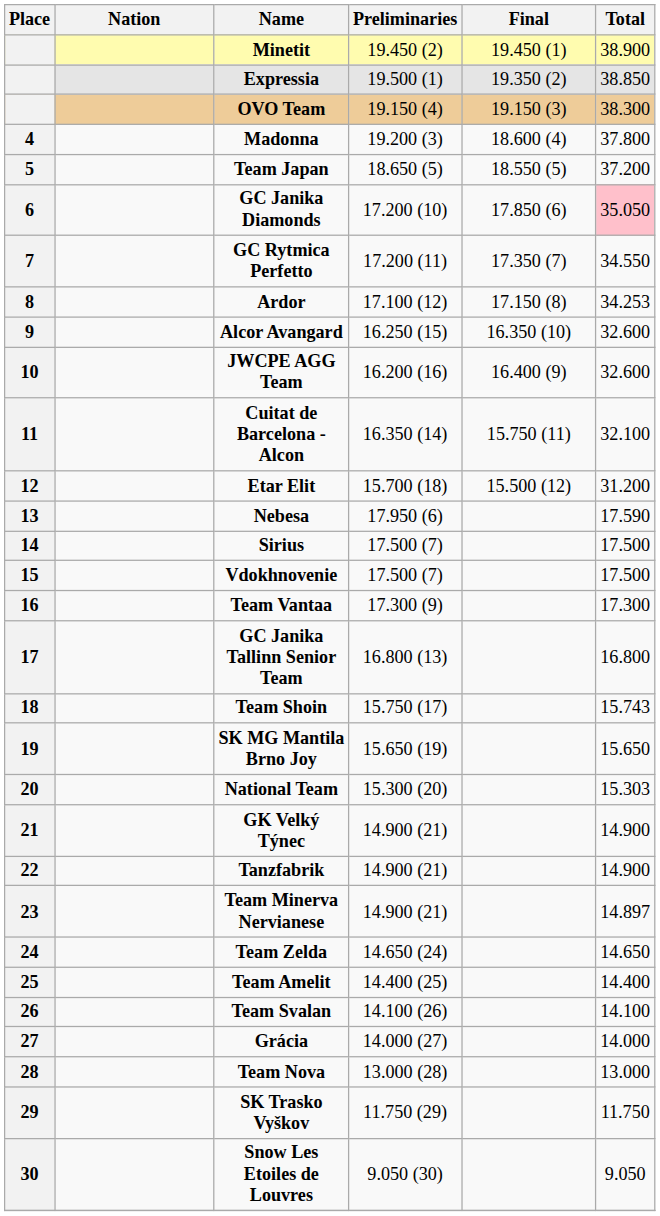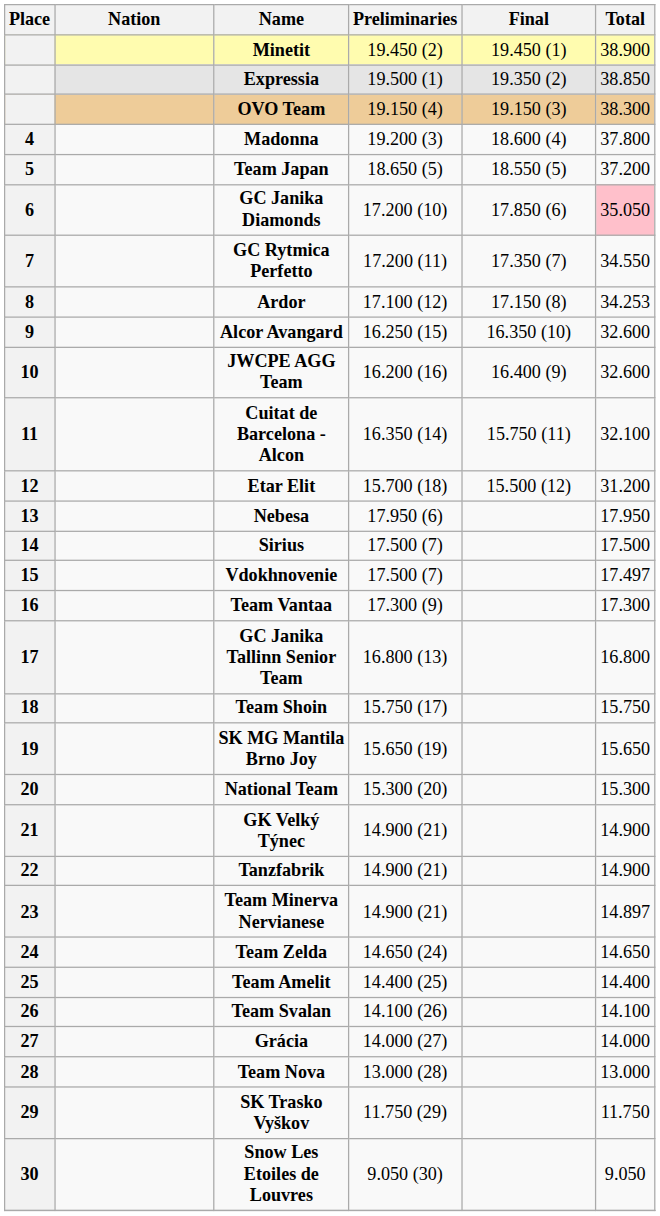(625, 515) 17.590 -> (625, 515) 17.950
(625, 575) 17.500 -> (625, 575) 17.497
(625, 708) 15.743 -> (625, 708) 15.750
(625, 789) 15.303 -> (625, 789) 15.300
